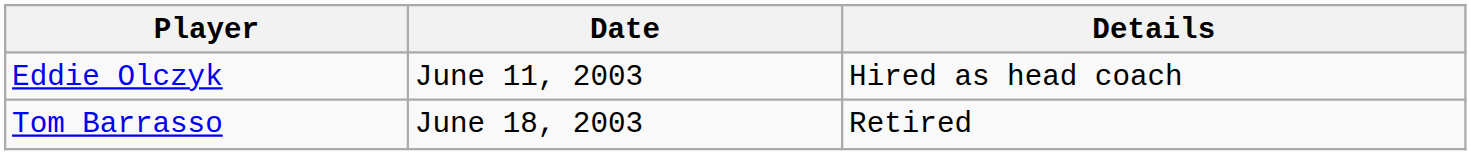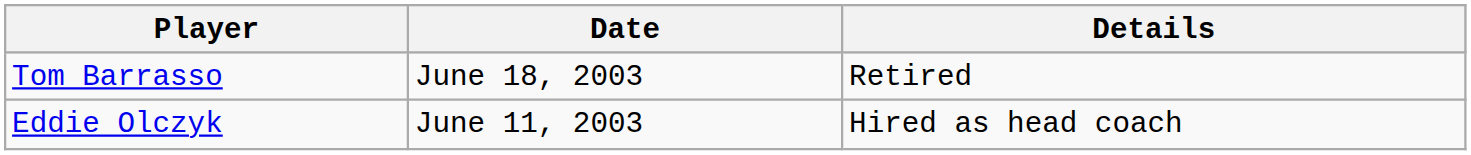rows swapped: (117, 77) <-> (117, 124)
